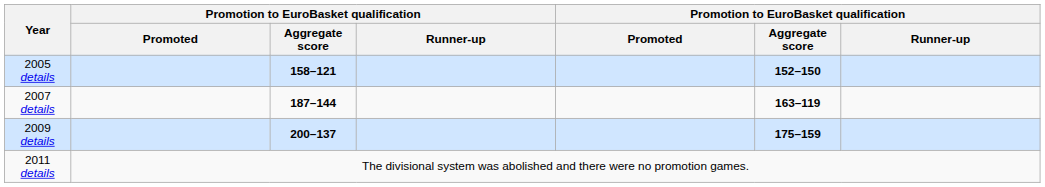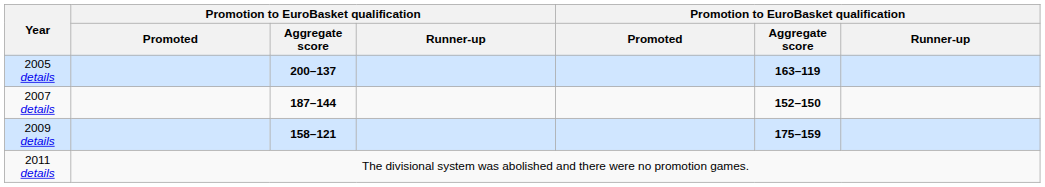(313, 71) 158–121 -> (313, 71) 200–137
(798, 71) 152–150 -> (798, 71) 163–119
(798, 103) 163–119 -> (798, 103) 152–150
(313, 135) 200–137 -> (313, 135) 158–121
